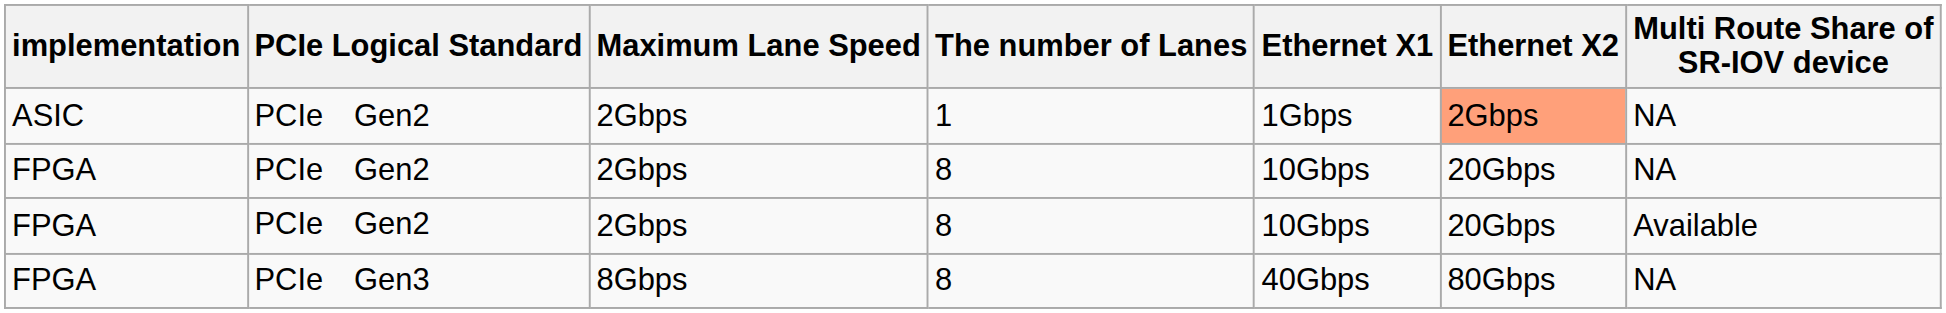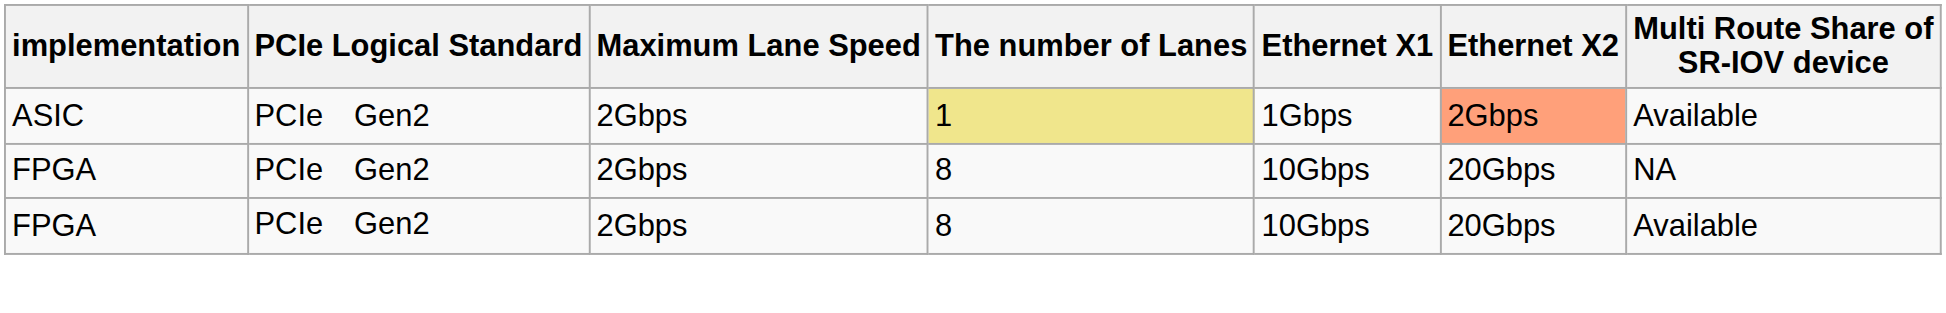(944, 115) no background -> (944, 115) khaki background
(1655, 115) NA -> (1696, 115) Available
- row: (54, 279)
